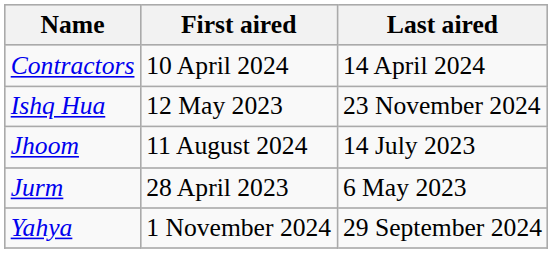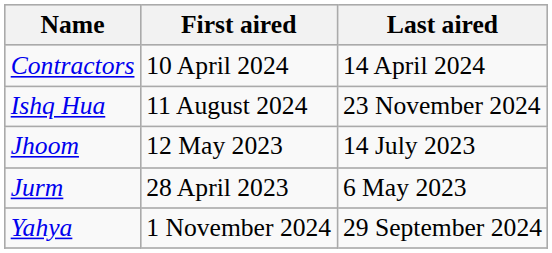(215, 106) 12 May 2023 -> (227, 106) 11 August 2024
(227, 146) 11 August 2024 -> (215, 146) 12 May 2023
